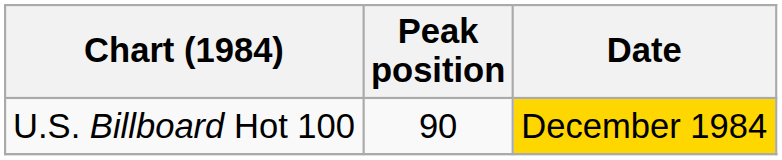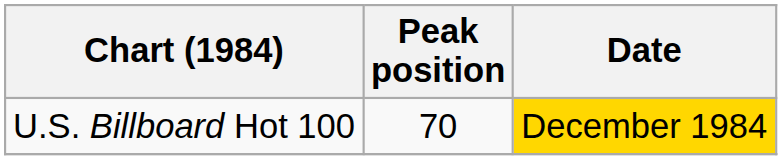(438, 125) 90 -> (438, 125) 70
